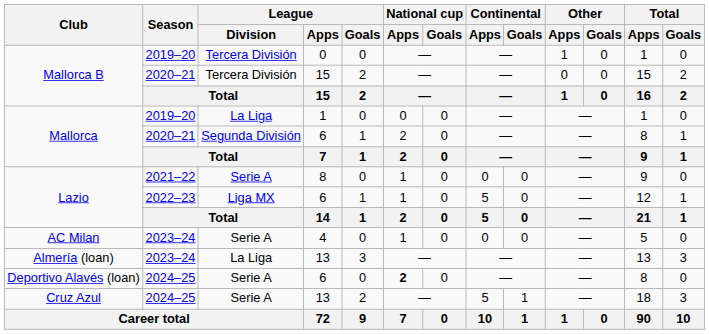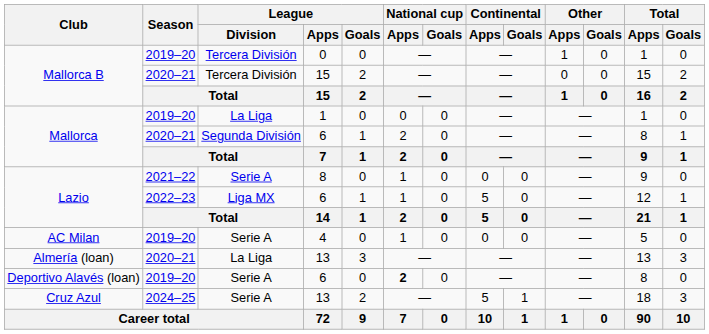(171, 237) 2023–24 -> (171, 237) 2019–20
(171, 258) 2023–24 -> (171, 258) 2020–21
(171, 278) 2024–25 -> (171, 278) 2019–20
